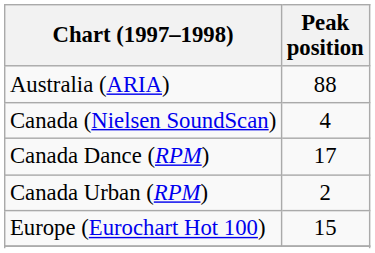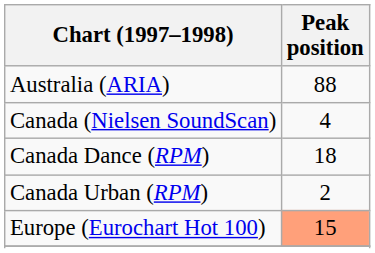(325, 156) 17 -> (325, 156) 18
(325, 228) no background -> (325, 228) lightsalmon background
